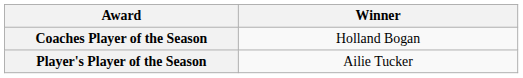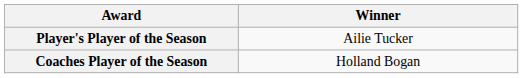rows swapped: (121, 38) <-> (121, 61)
